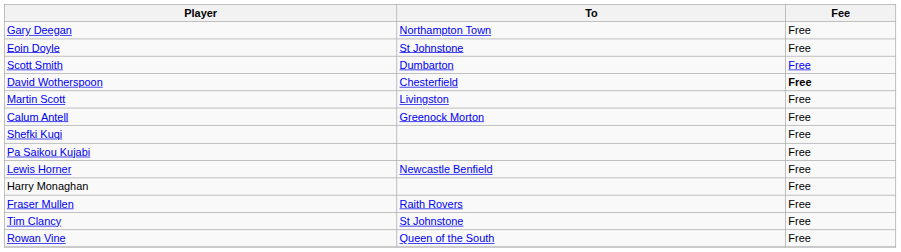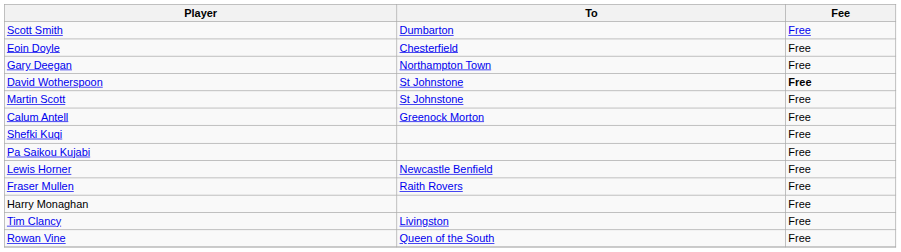rows swapped: (35, 65) <-> (39, 31)
(431, 48) St Johnstone -> (429, 48) Chesterfield
(429, 83) Chesterfield -> (431, 83) St Johnstone
(424, 100) Livingston -> (431, 100) St Johnstone
rows swapped: (48, 186) <-> (40, 204)
(431, 221) St Johnstone -> (424, 221) Livingston
